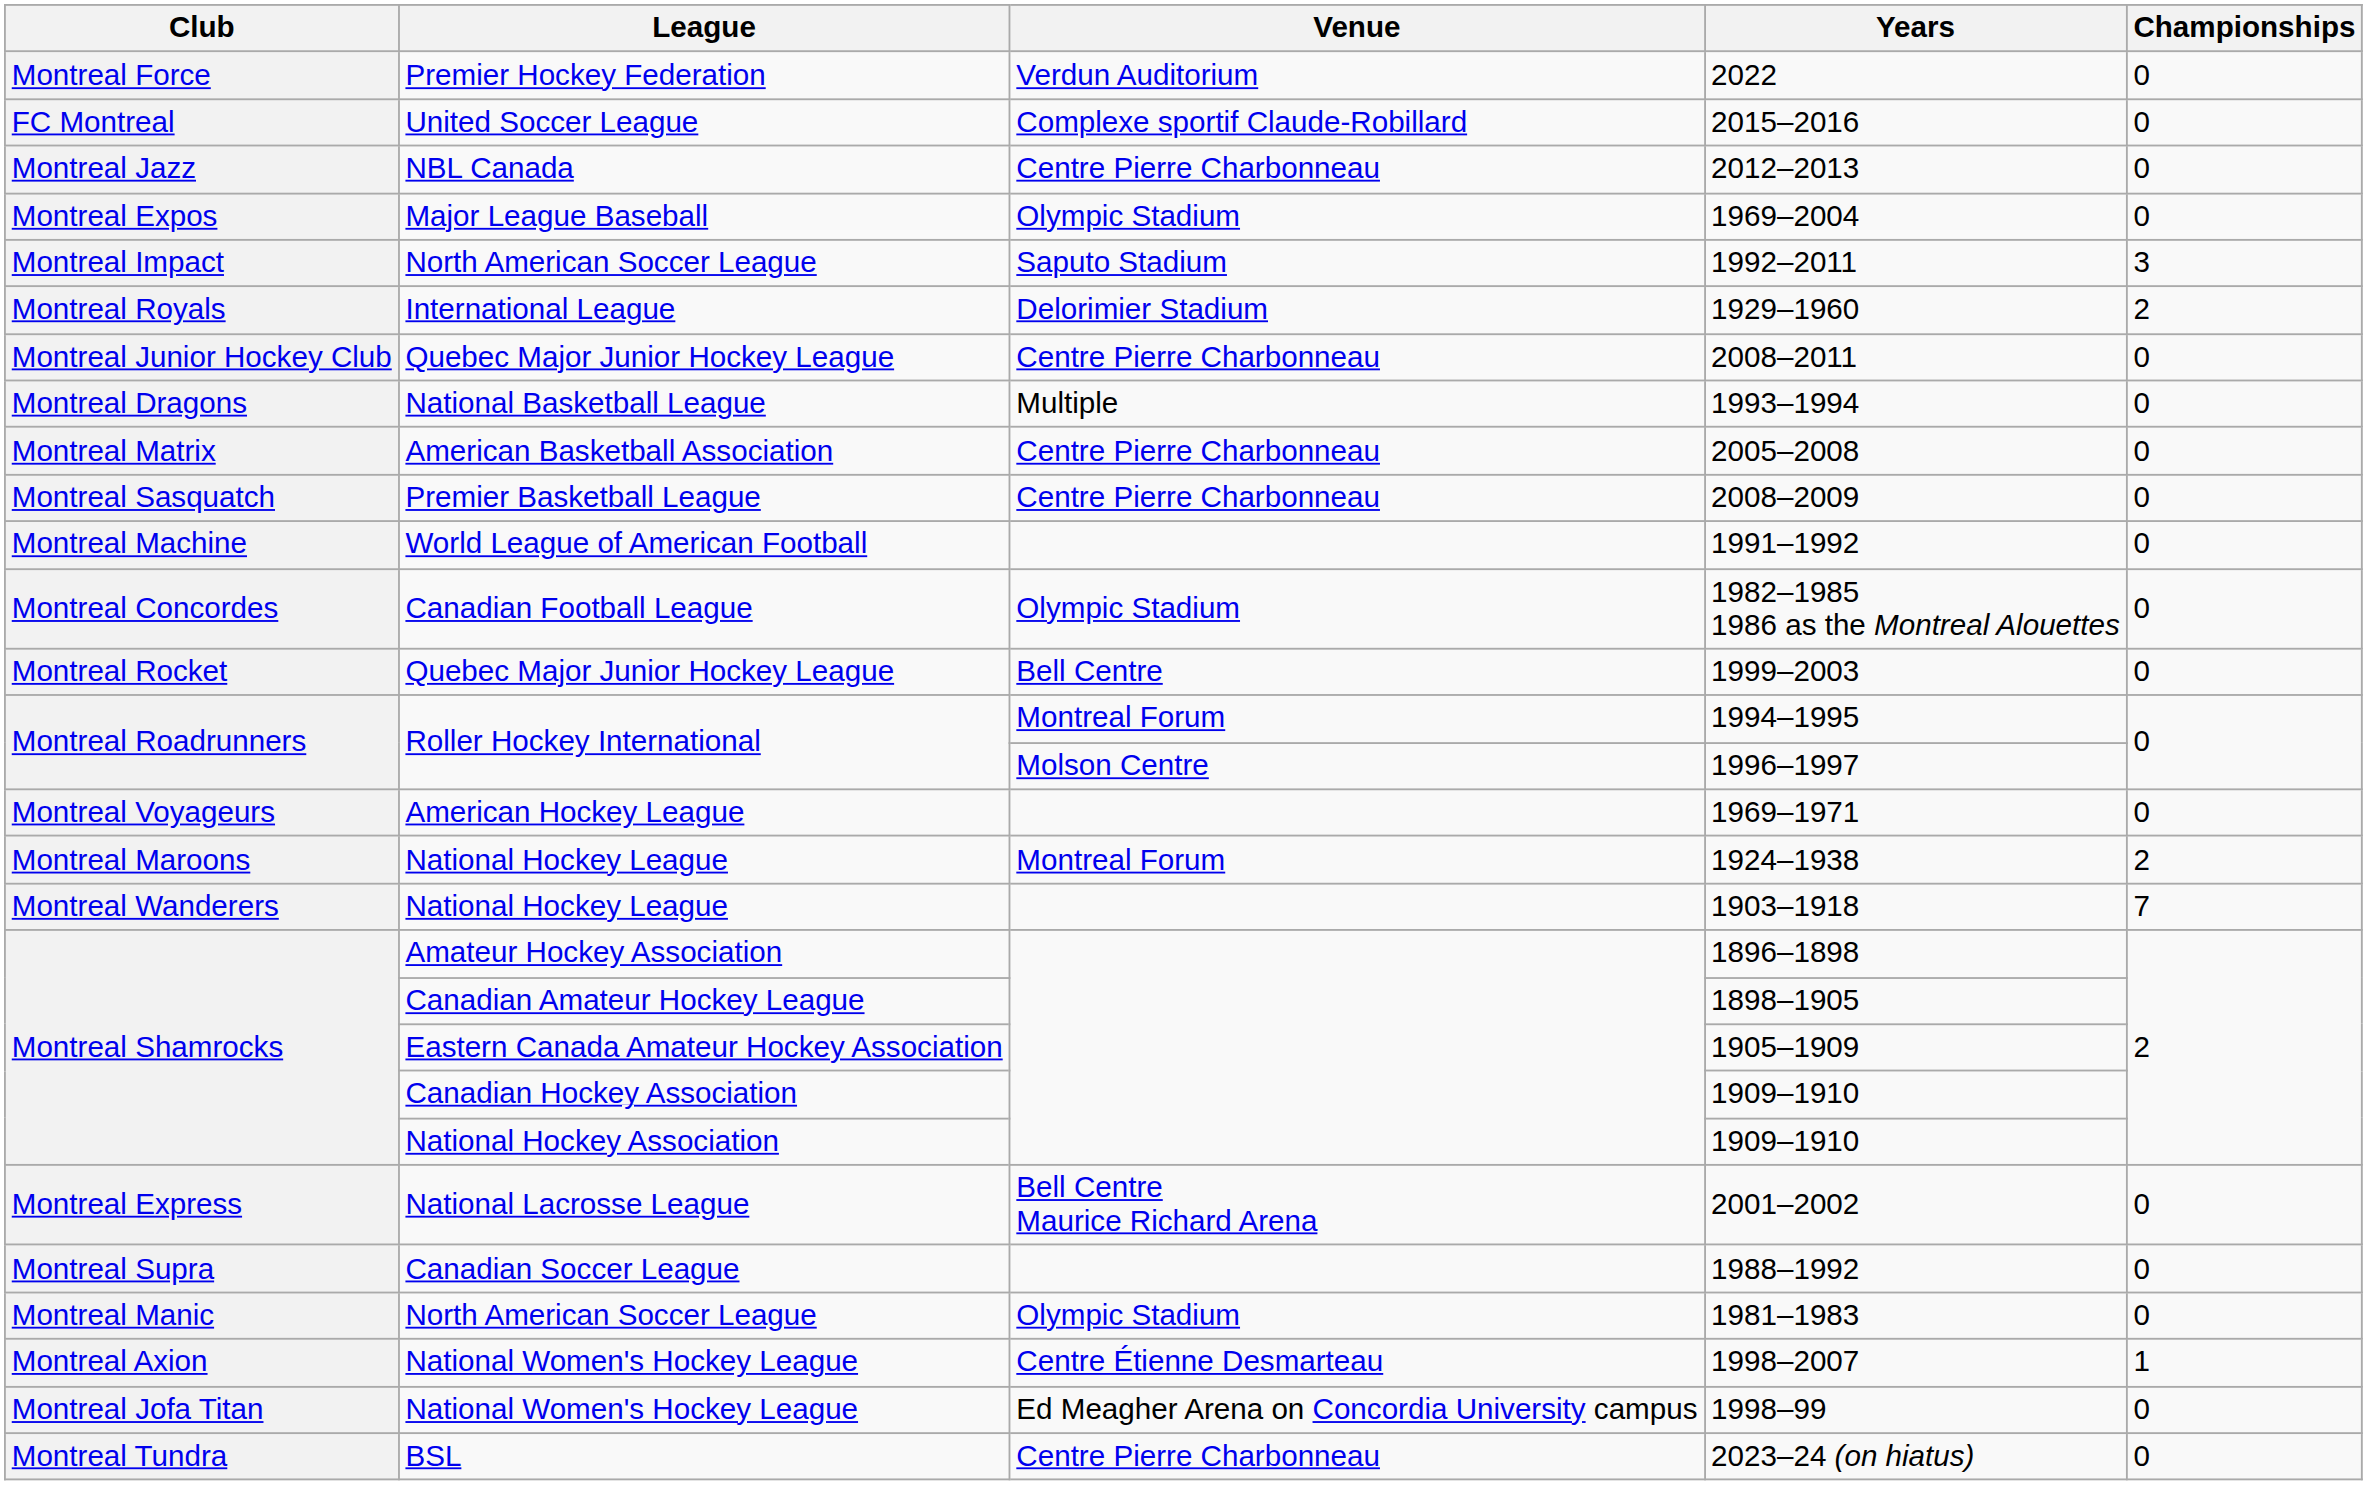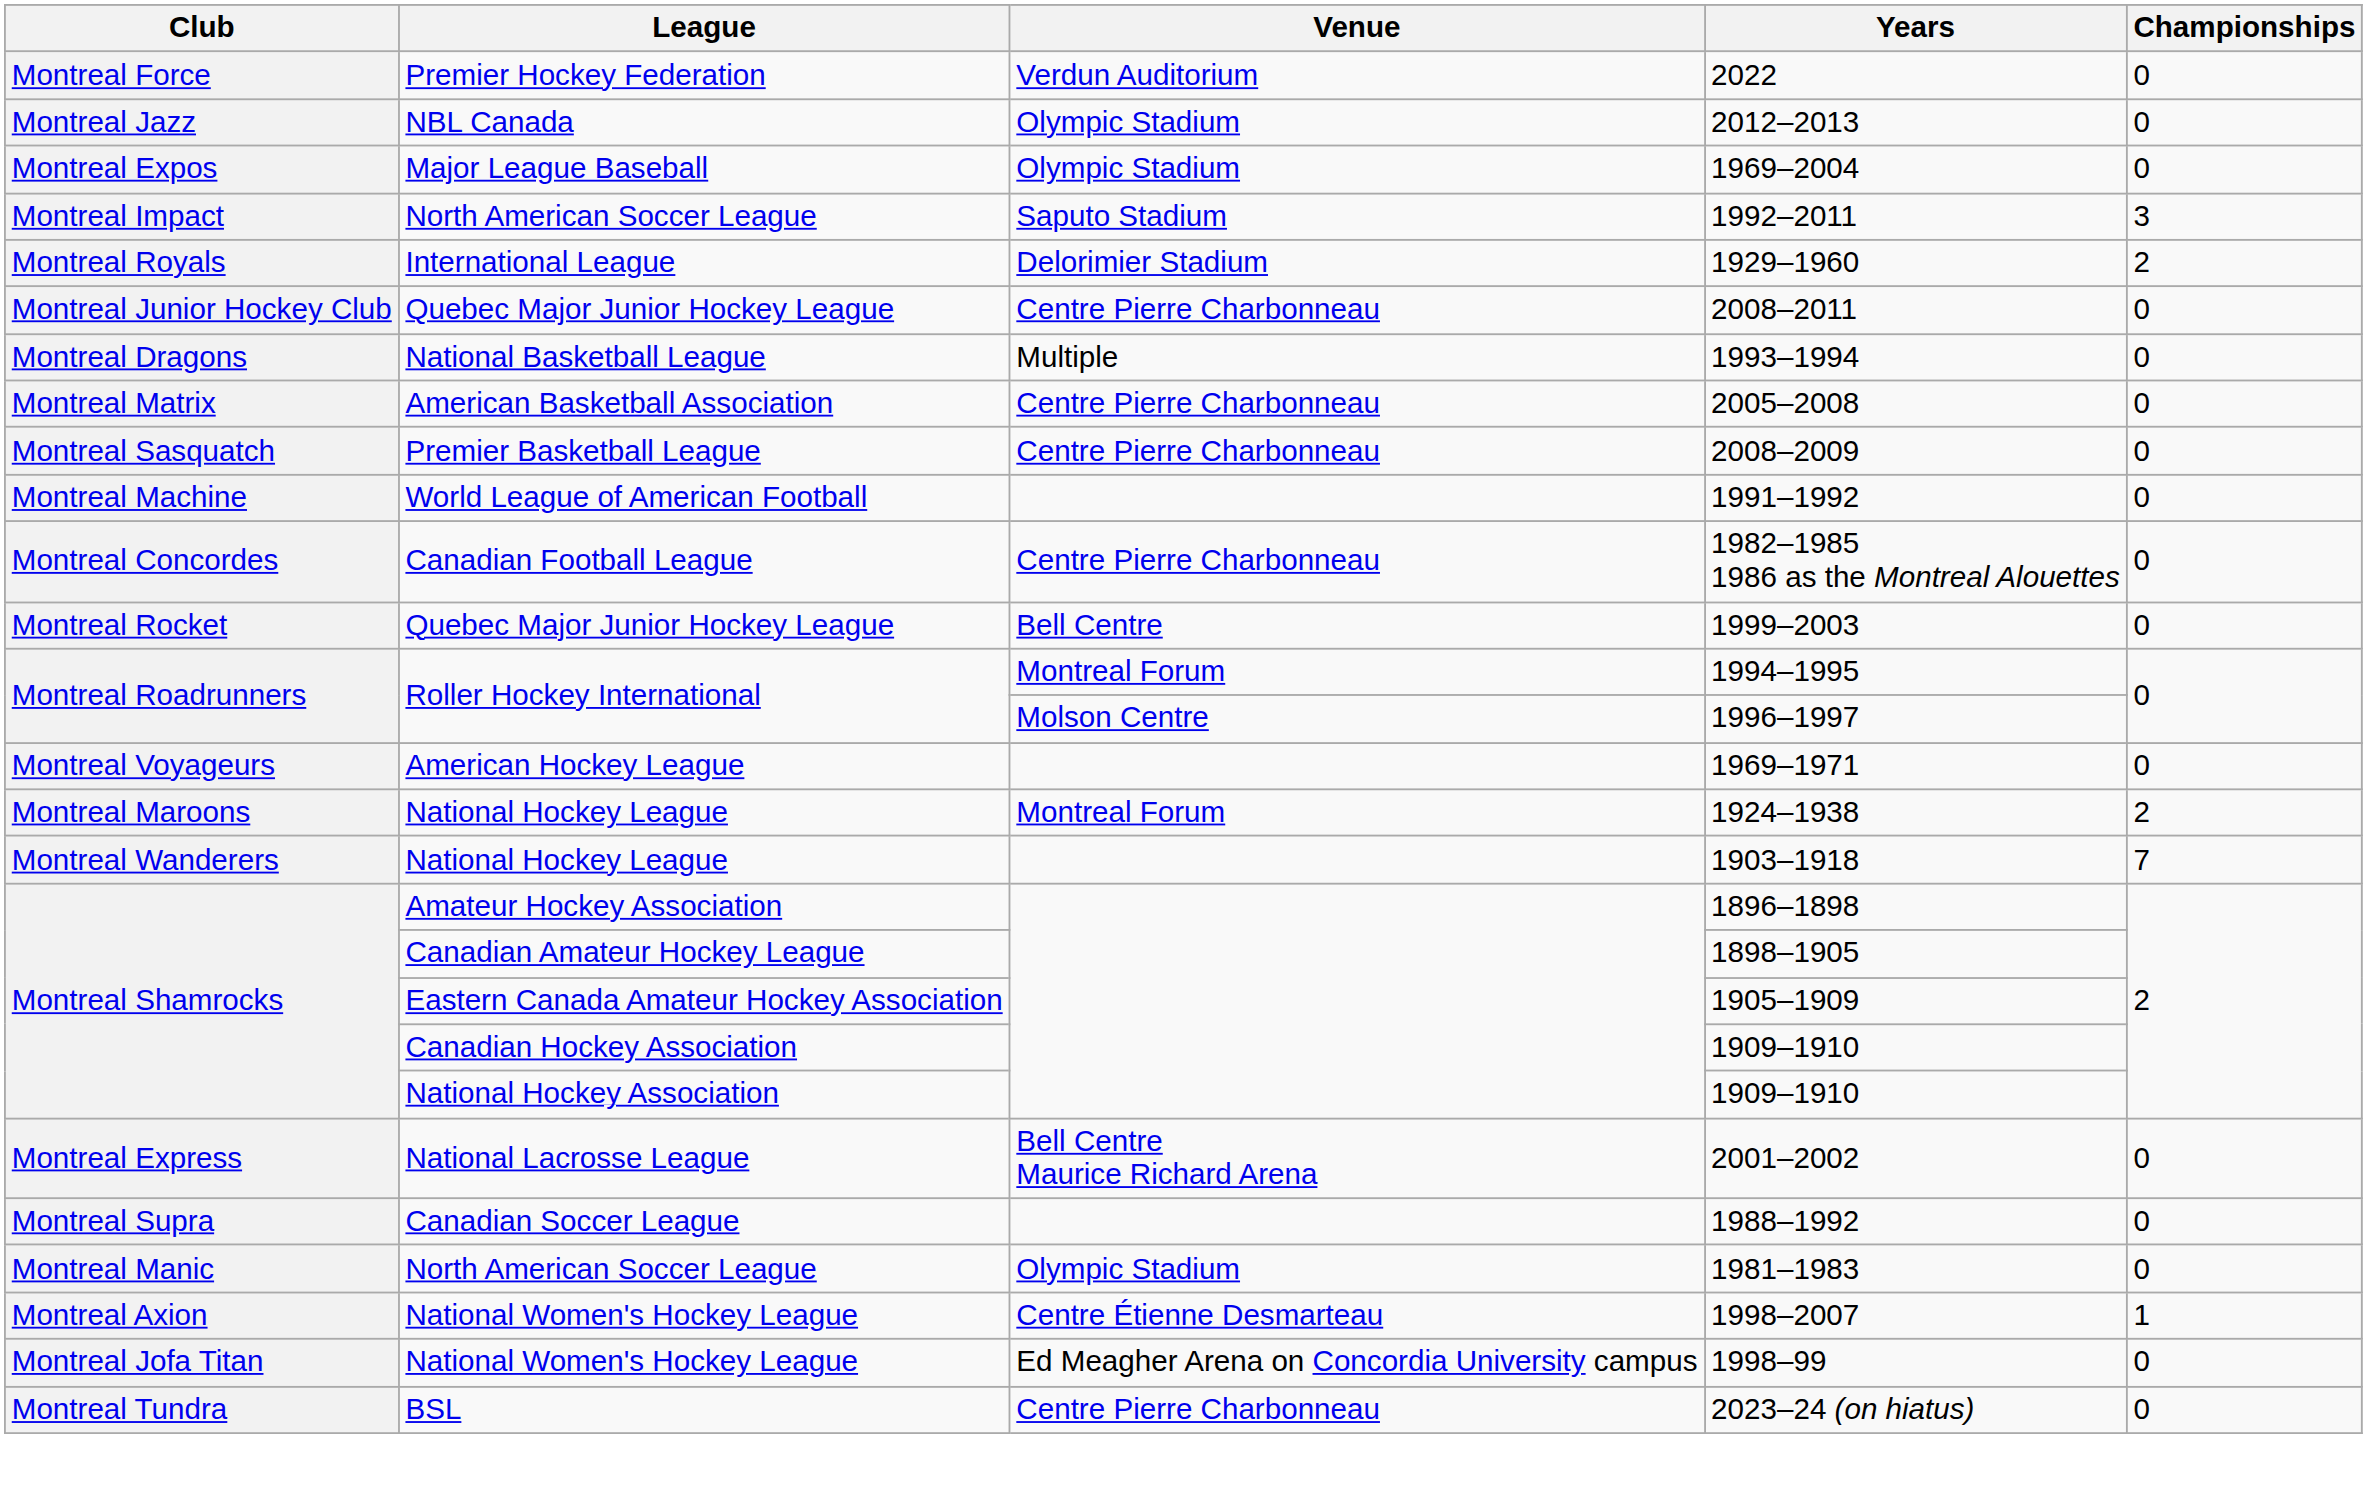- row: (552, 121)
(1198, 168) Centre Pierre Charbonneau -> (1128, 121) Olympic Stadium
(1128, 607) Olympic Stadium -> (1198, 561) Centre Pierre Charbonneau
